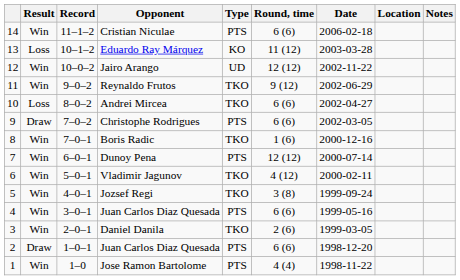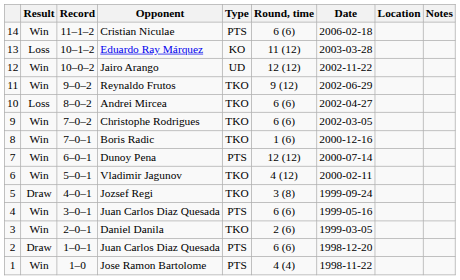(39, 121) Draw -> (39, 121) Win
(237, 121) PTS -> (237, 121) TKO
(39, 193) Win -> (39, 193) Draw
